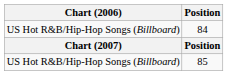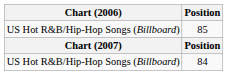rows swapped: (202, 62) <-> (202, 29)
